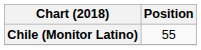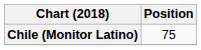(169, 34) 55 -> (169, 34) 75
